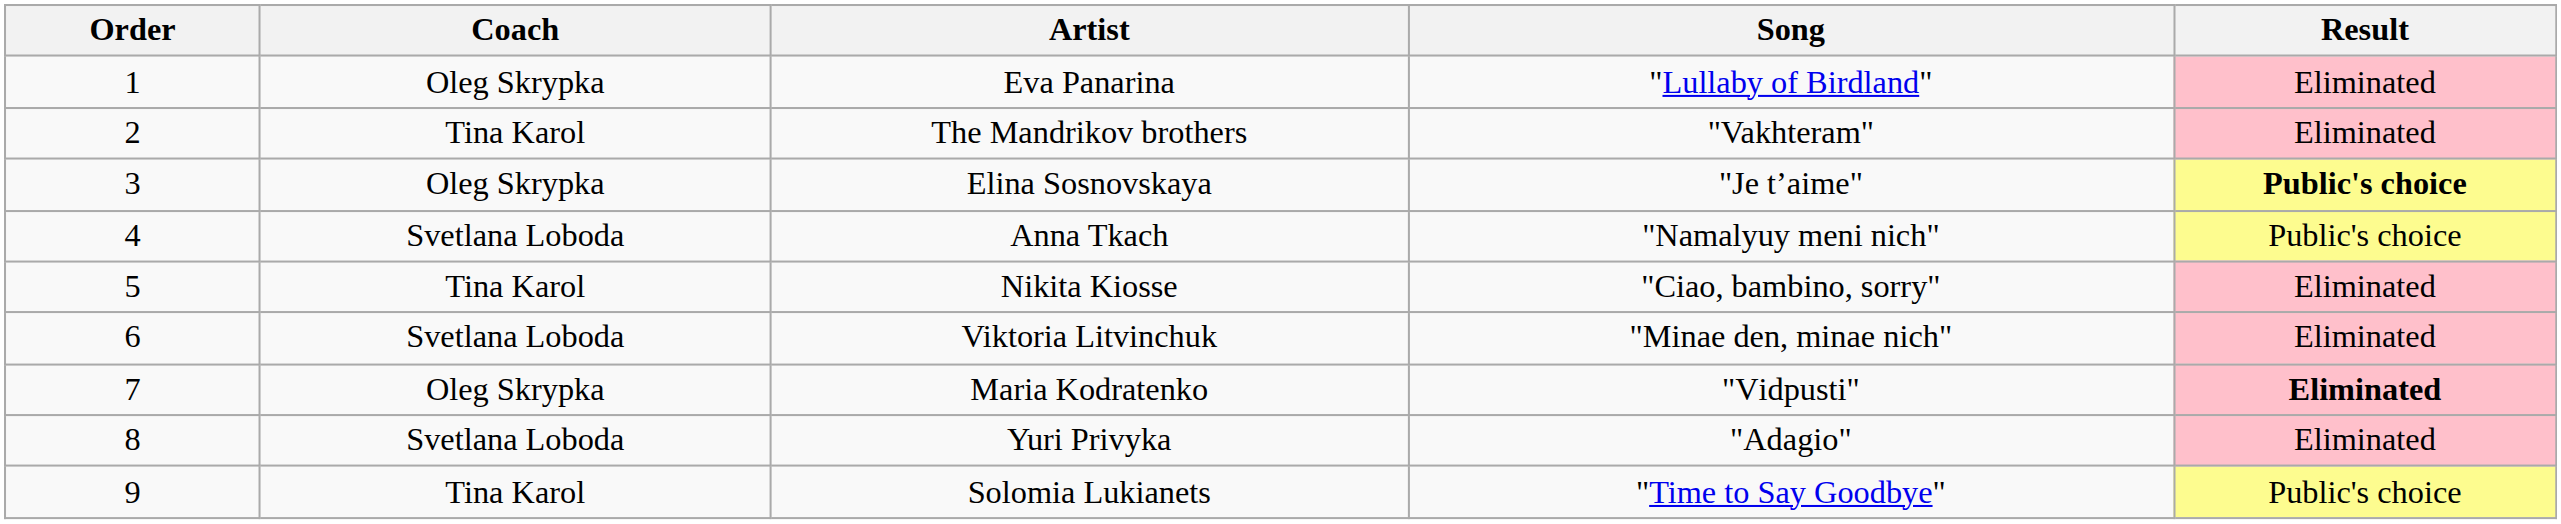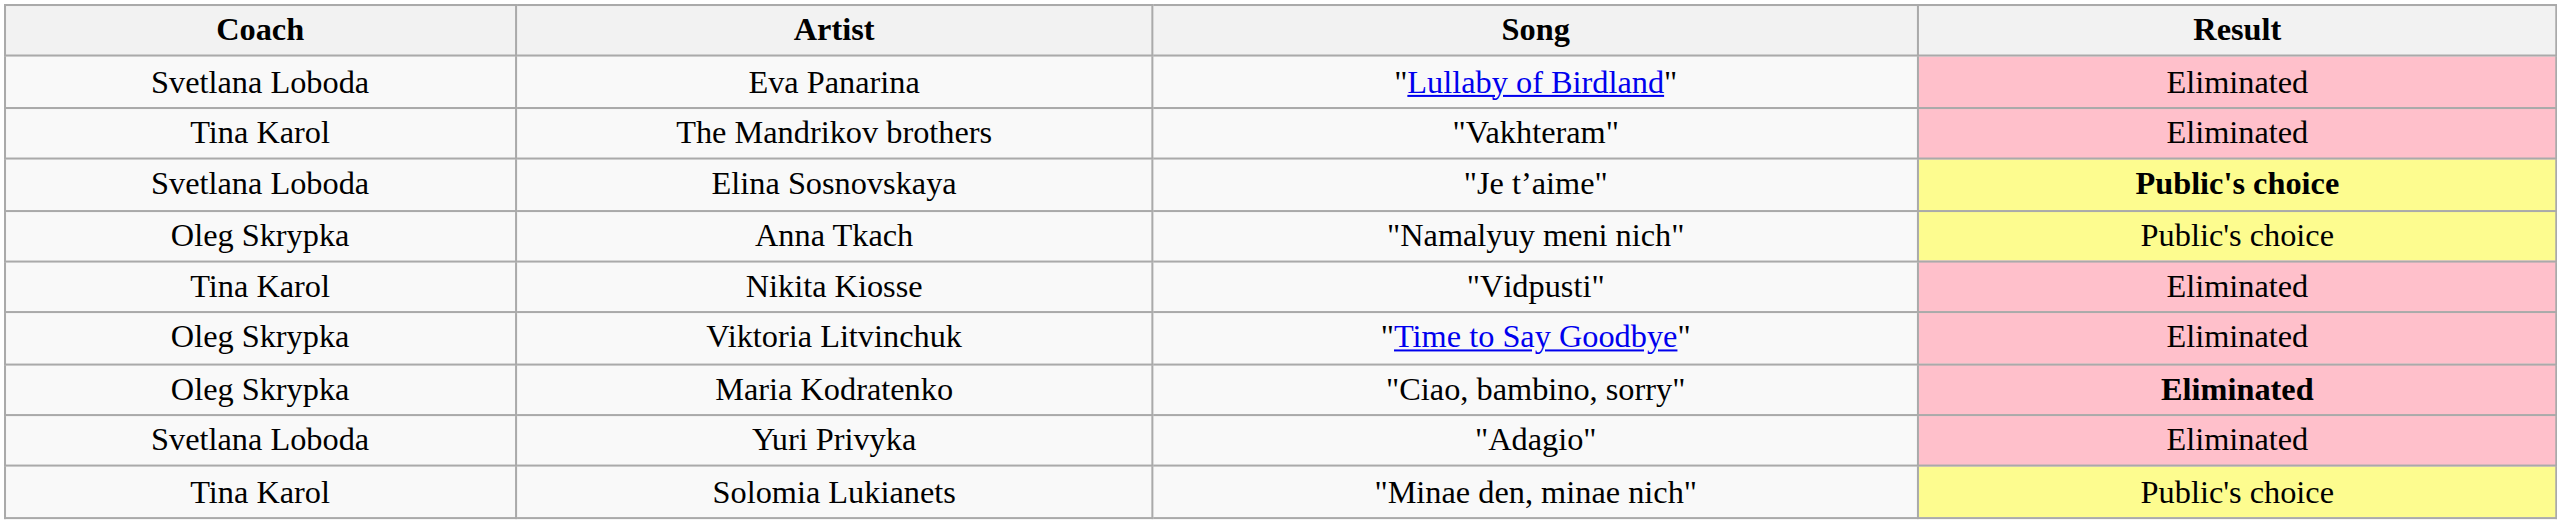- column: (133, 30)
(515, 81) Oleg Skrypka -> (260, 81) Svetlana Loboda
(515, 183) Oleg Skrypka -> (260, 183) Svetlana Loboda
(515, 235) Svetlana Loboda -> (260, 235) Oleg Skrypka
(1791, 286) "Ciao, bambino, sorry" -> (1536, 286) "Vіdpusti"
(515, 337) Svetlana Loboda -> (260, 337) Oleg Skrypka
(1791, 337) "Minaе den, minaе nіch" -> (1536, 337) "Time to Say Goodbye"
(1791, 388) "Vіdpusti" -> (1536, 388) "Ciao, bambino, sorry"
(1791, 491) "Time to Say Goodbye" -> (1536, 491) "Minaе den, minaе nіch"
